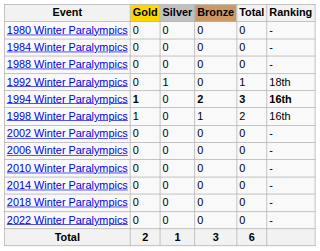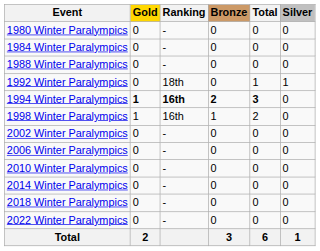columns swapped: (177, 13) <-> (291, 13)
